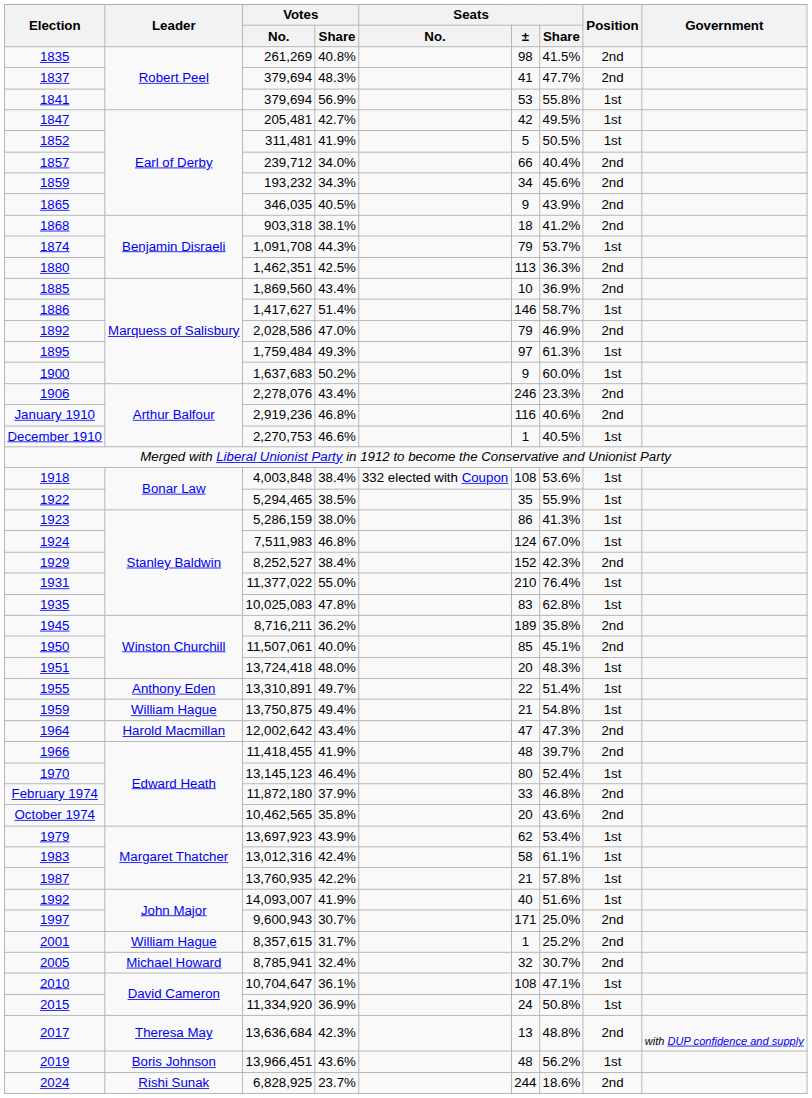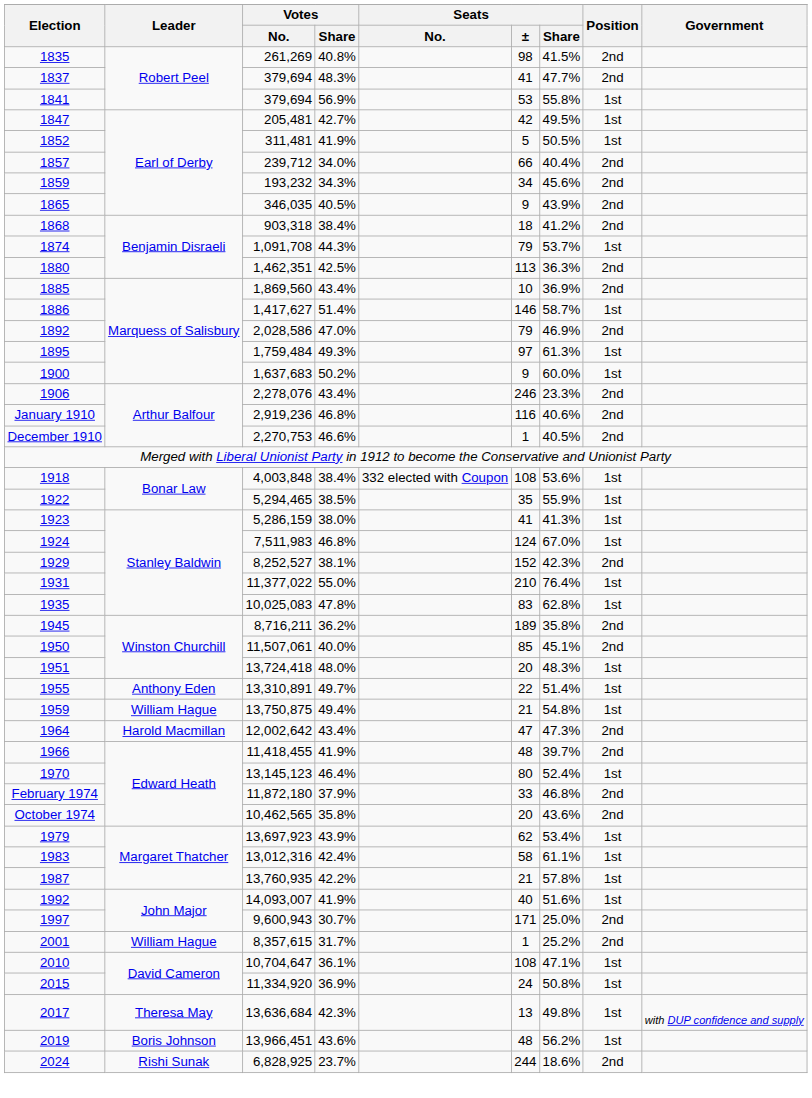(337, 225) 38.1% -> (337, 225) 38.4%
(613, 436) 1st -> (613, 436) 2nd
(525, 520) 86 -> (525, 520) 41
(337, 562) 38.4% -> (337, 562) 38.1%
- row: (55, 962)
(561, 1033) 48.8% -> (561, 1012) 49.8%
(613, 1033) 2nd -> (613, 1012) 1st
